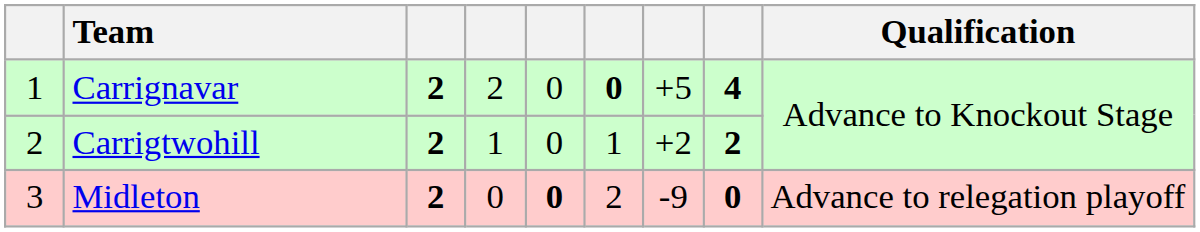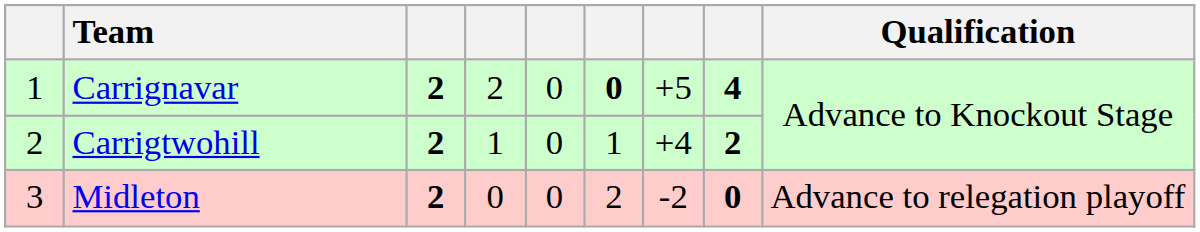(673, 142) +2 -> (673, 142) +4
(555, 197) bold -> (555, 197) normal
(673, 197) -9 -> (673, 197) -2
